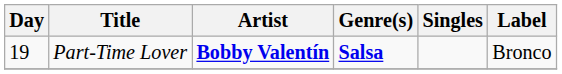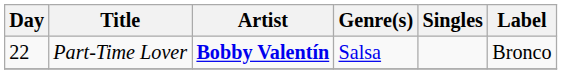(19, 52) 19 -> (19, 52) 22
(361, 52) bold -> (360, 52) normal
